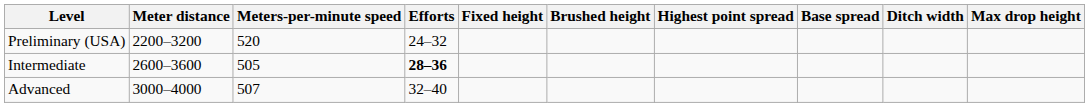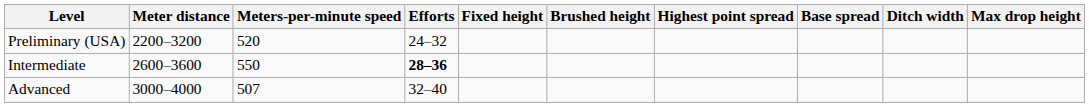(248, 65) 505 -> (248, 65) 550
